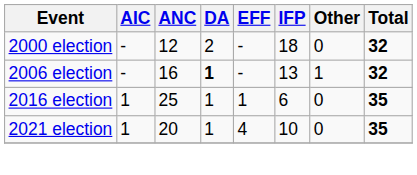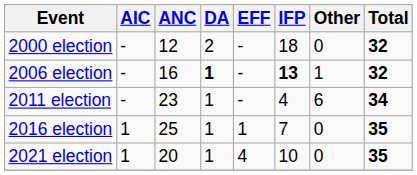(288, 73) normal -> (288, 73) bold
+ row: (60, 101)
(283, 101) 6 -> (283, 128) 7
